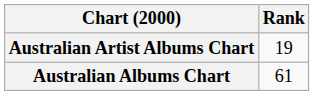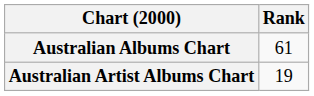rows swapped: (132, 76) <-> (132, 47)
